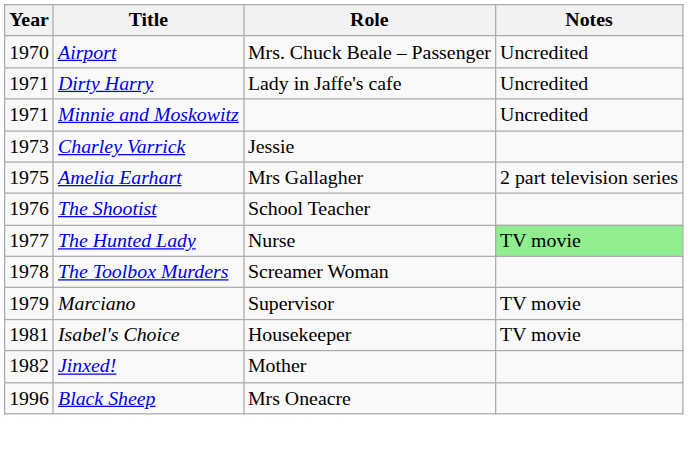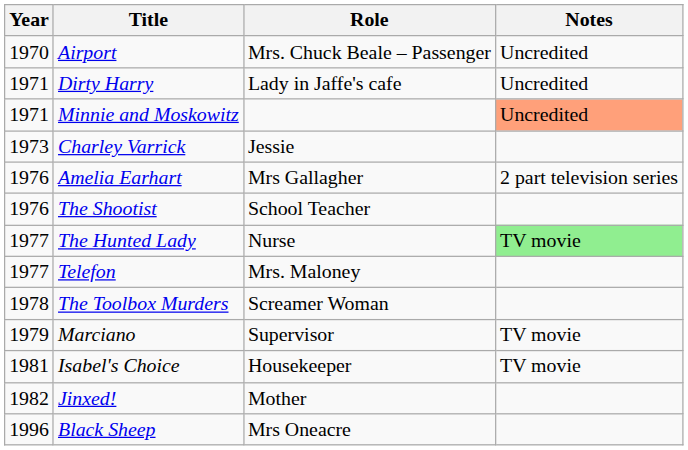(544, 114) no background -> (544, 114) lightsalmon background
(29, 177) 1975 -> (29, 177) 1976
+ row: (87, 271)
